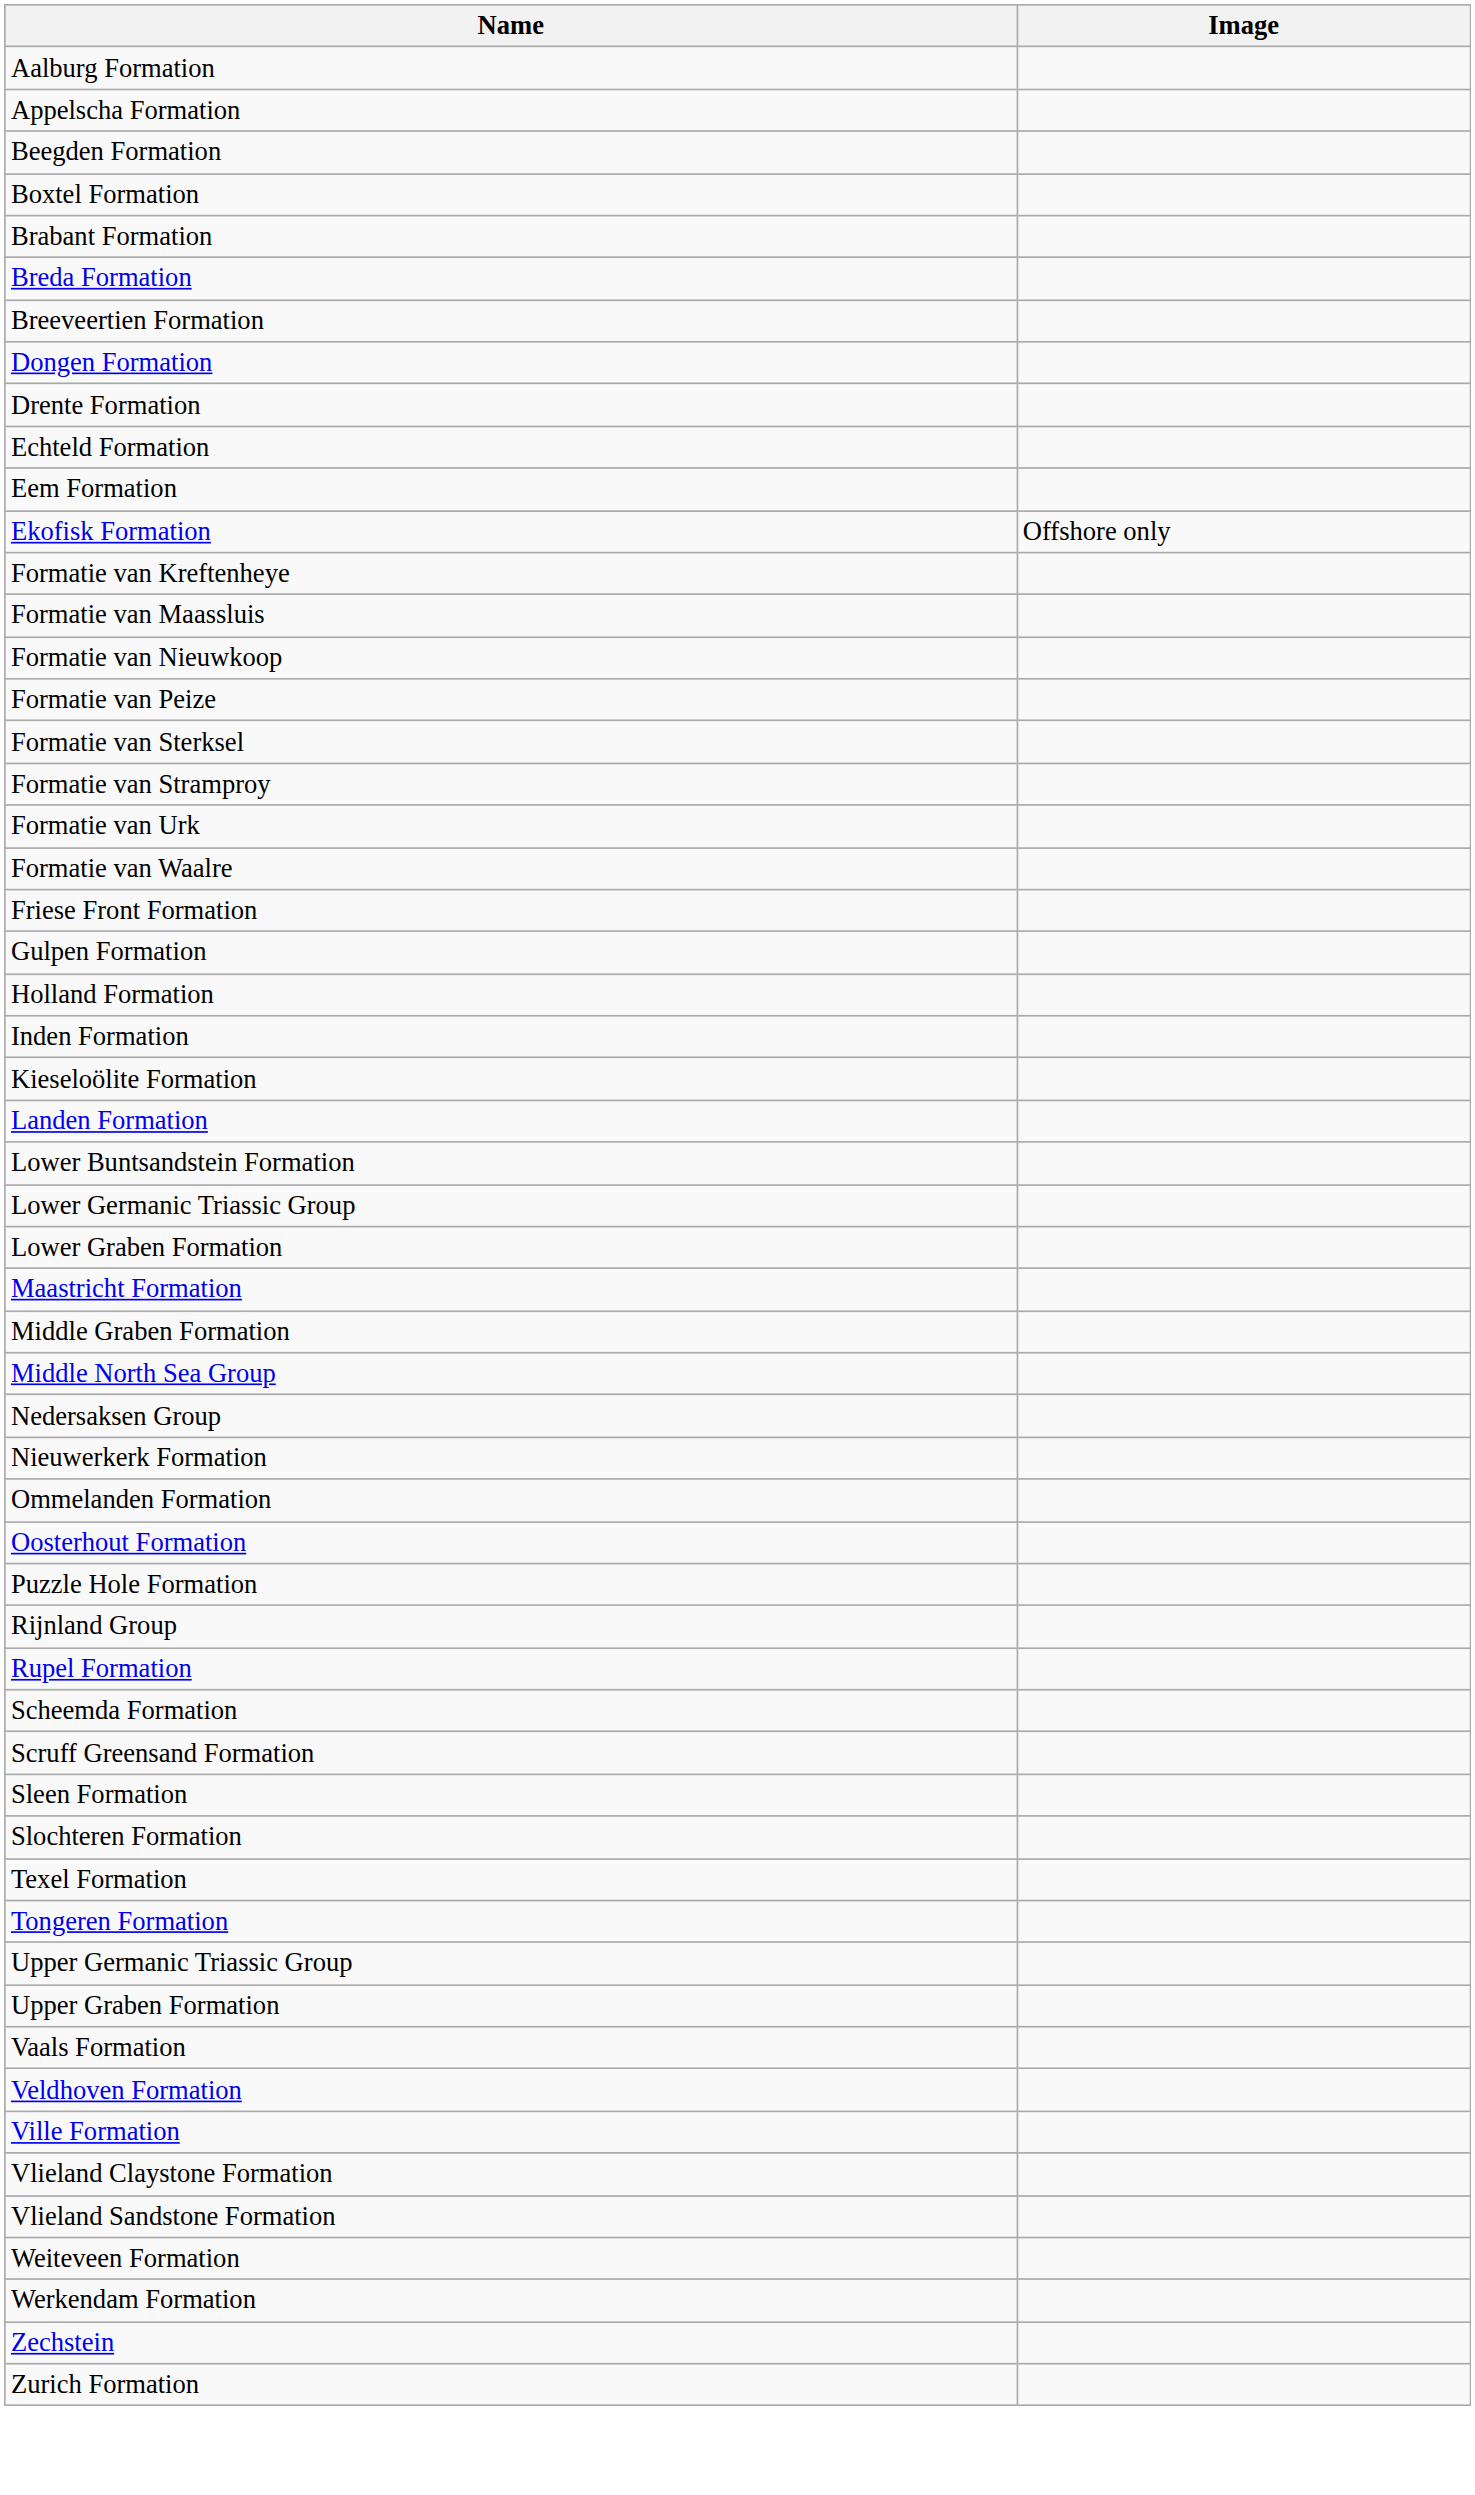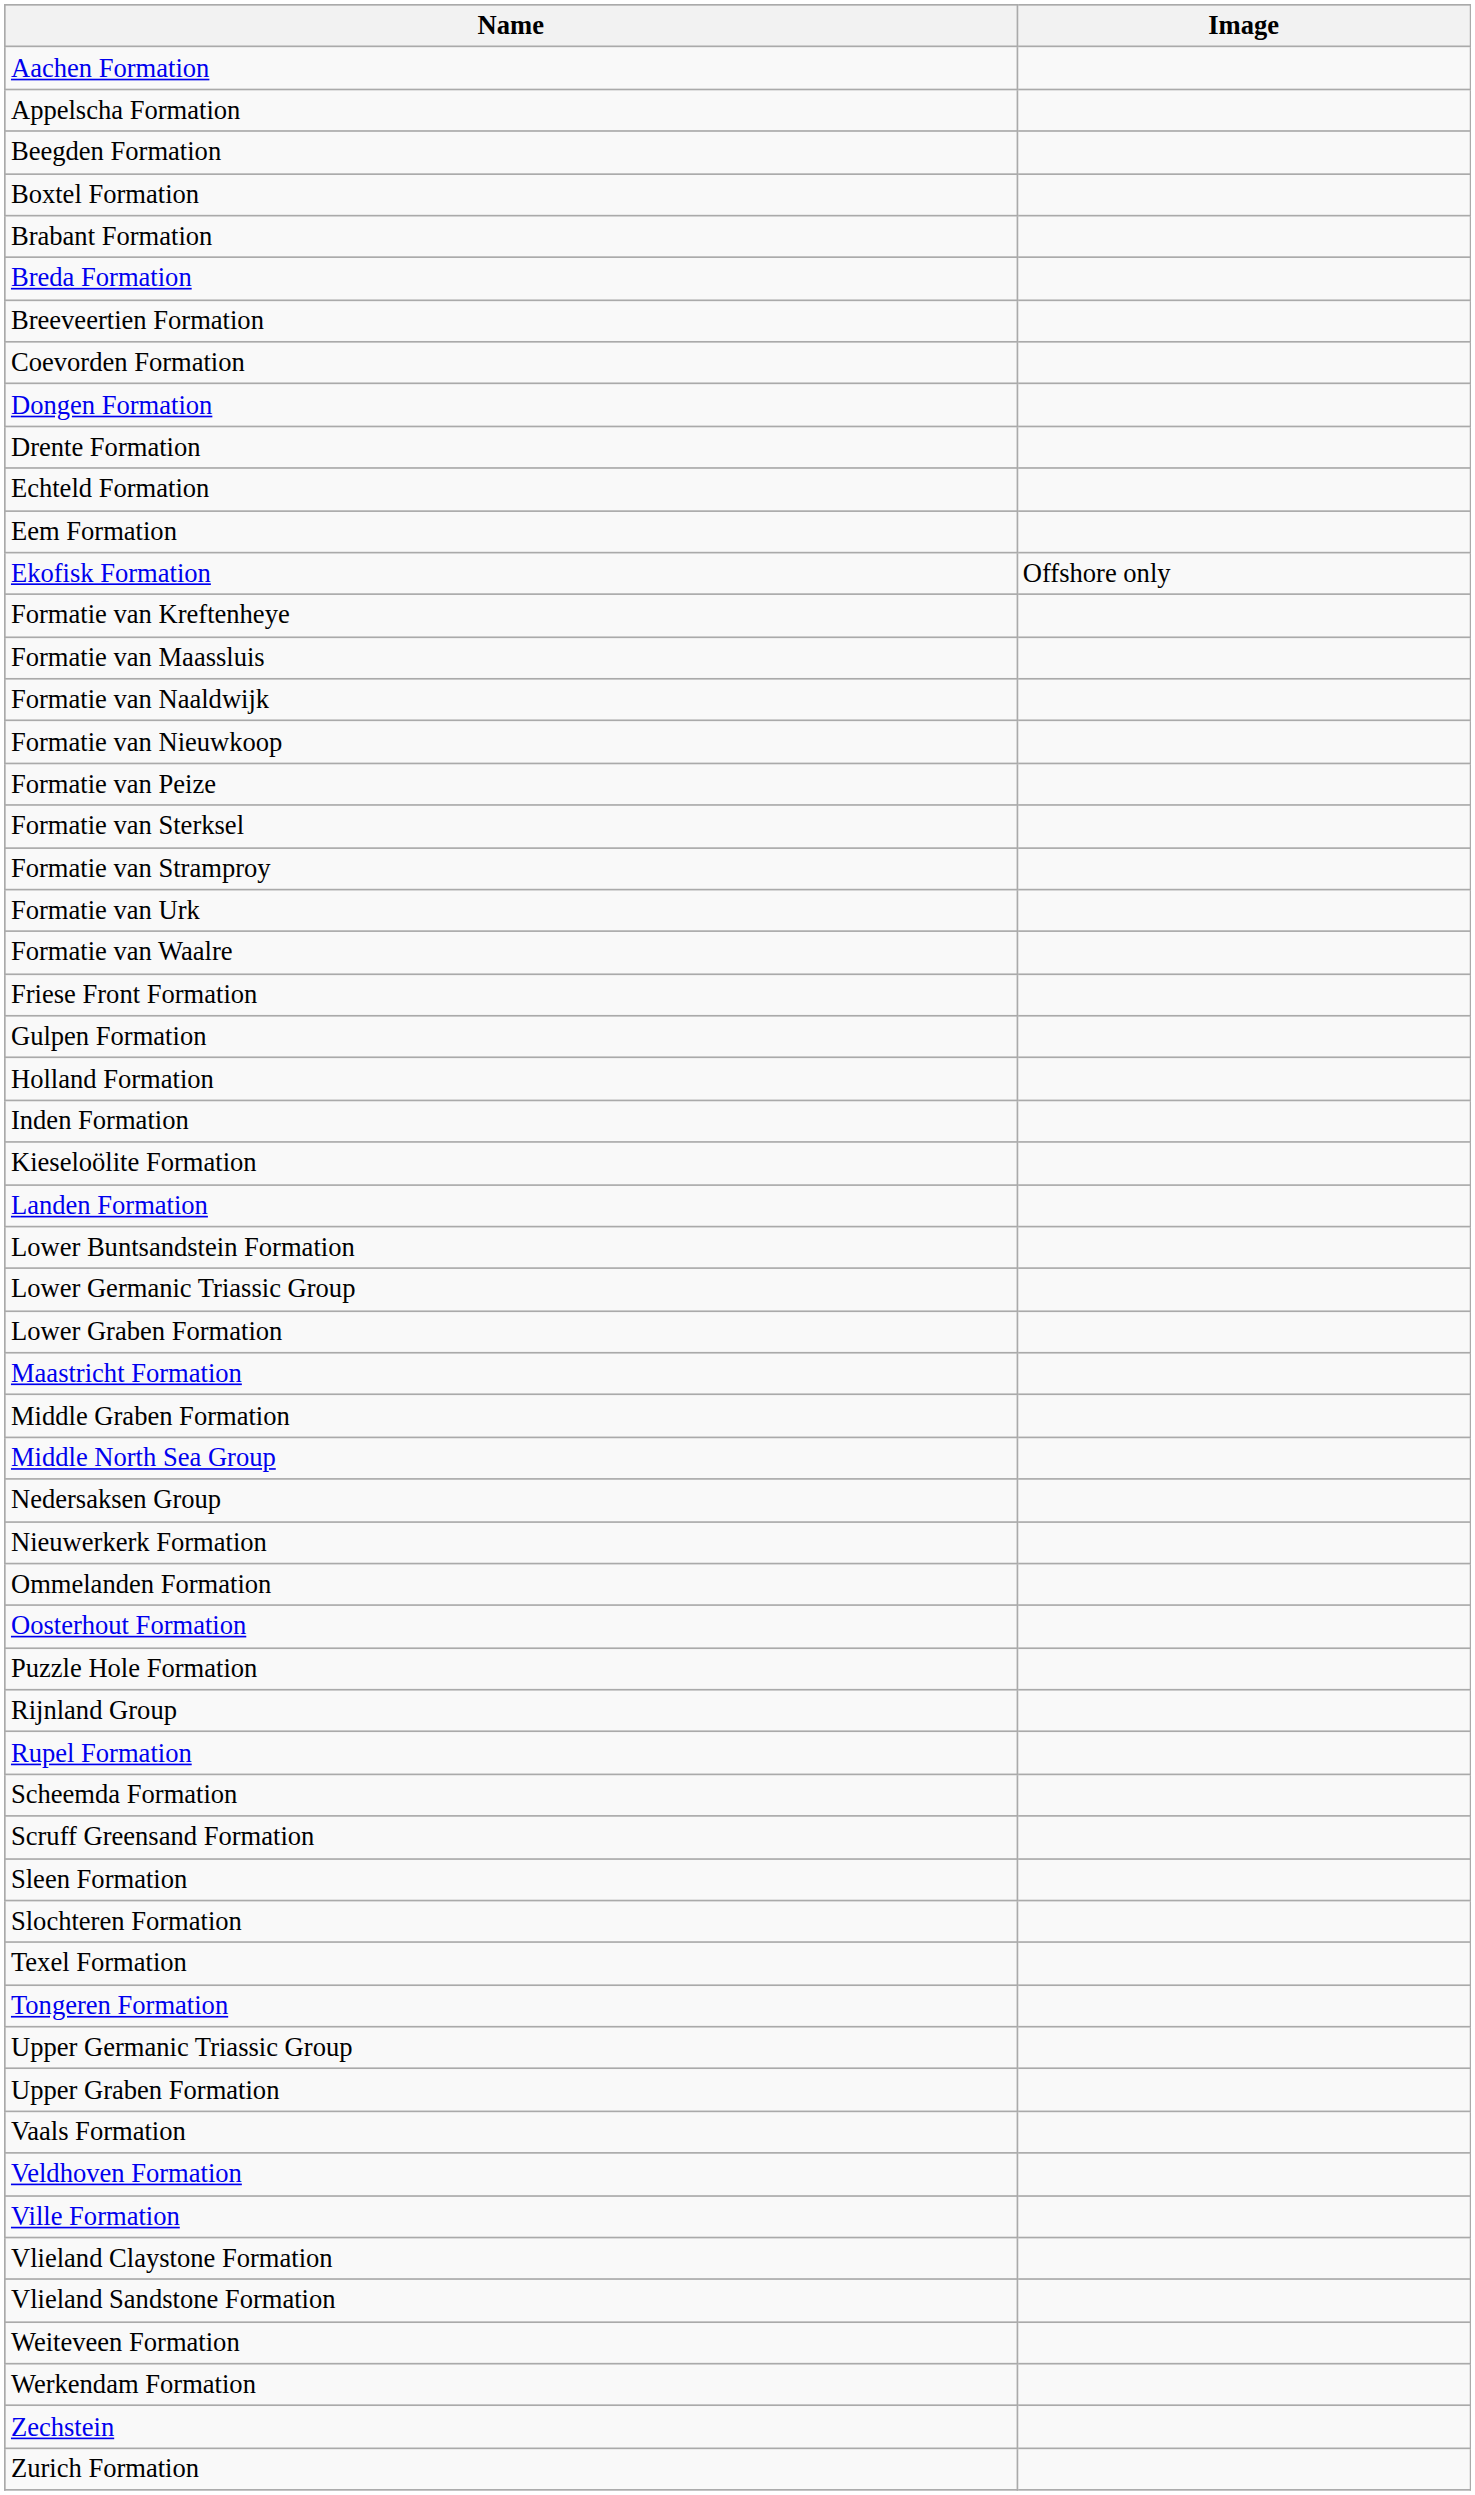+ row: (110, 67)
- row: (113, 67)
+ row: (128, 362)
+ row: (140, 699)
